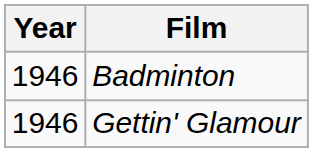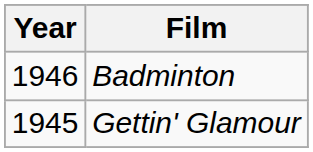(45, 123) 1946 -> (45, 123) 1945
